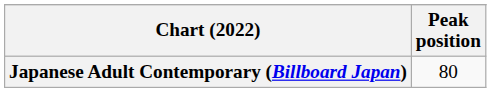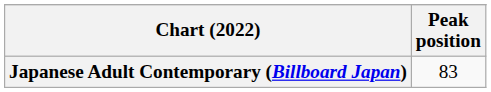(448, 71) 80 -> (448, 71) 83
